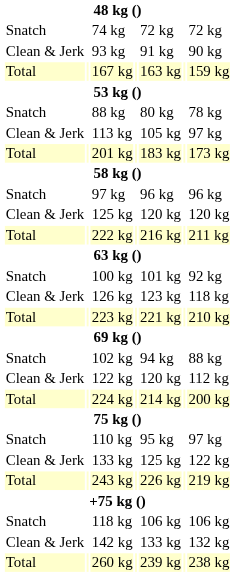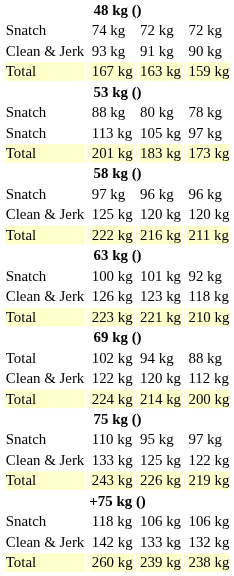(45, 132) Clean & Jerk -> (26, 132) Snatch
(26, 358) Snatch -> (21, 358) Total
